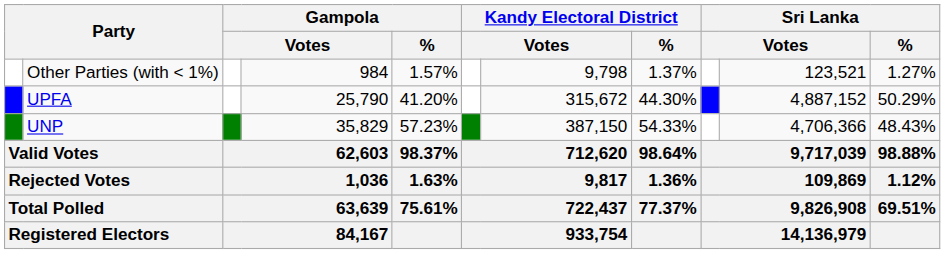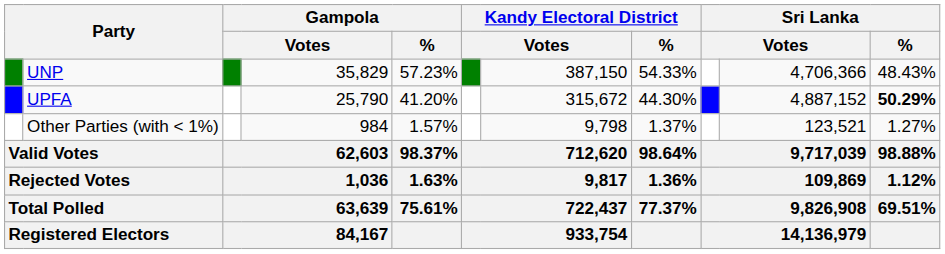rows swapped: (45, 126) <-> (123, 72)
(907, 99) normal -> (907, 99) bold
